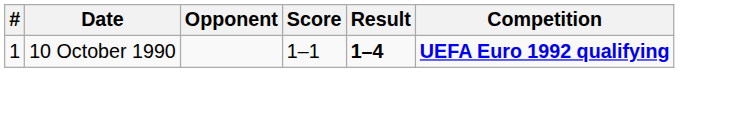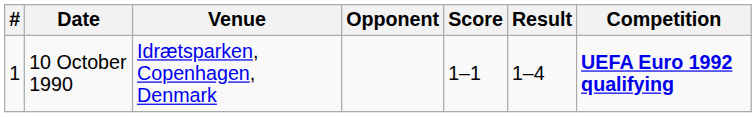+ column: (237, 20)
(367, 51) bold -> (528, 73) normal
